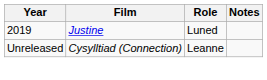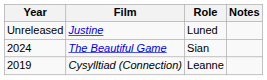(19, 30) 2019 -> (35, 30) Unreleased
+ row: (118, 48)
(35, 48) Unreleased -> (19, 65) 2019
